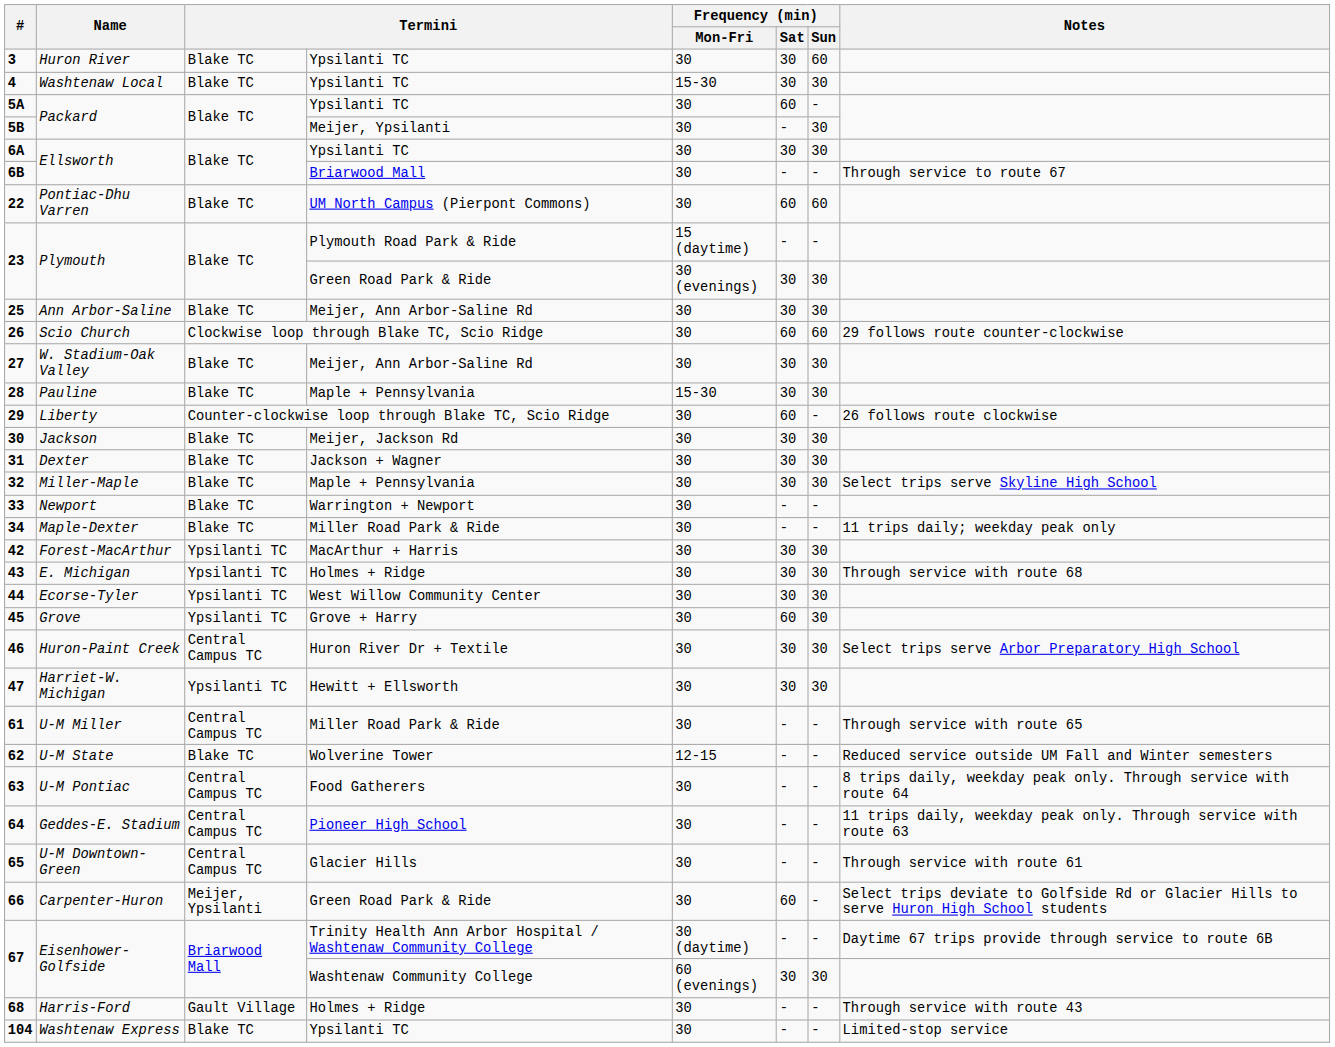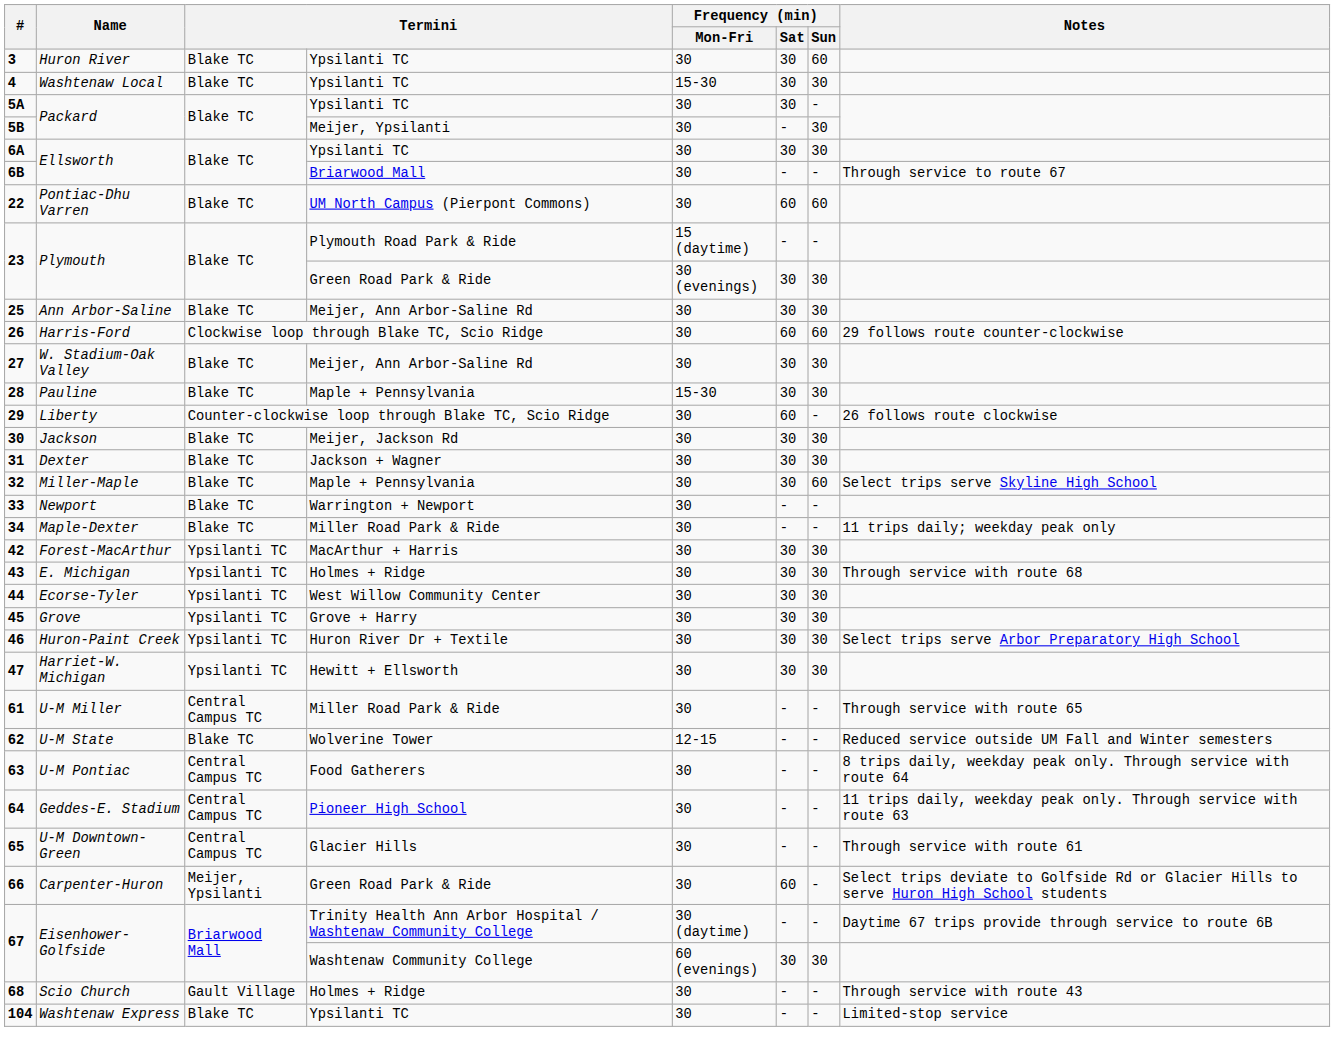(788, 106) 60 -> (788, 106) 30
(85, 333) Scio Church -> (85, 333) Harris-Ford
(819, 484) 30 -> (819, 484) 60
(788, 618) 60 -> (788, 618) 30
(225, 649) Central Campus TC -> (237, 641) Ypsilanti TC
(85, 1009) Harris-Ford -> (85, 993) Scio Church
